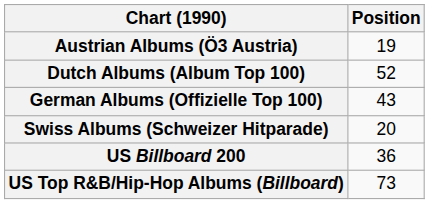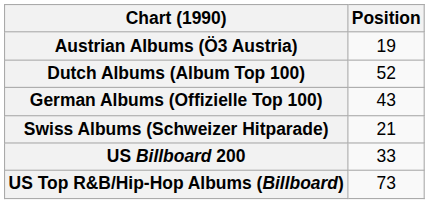(386, 128) 20 -> (386, 128) 21
(386, 156) 36 -> (386, 156) 33
